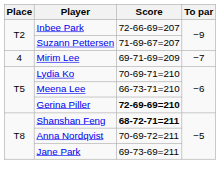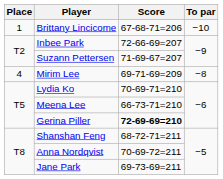+ row: (76, 27)
(199, 58) −7 -> (201, 74) −8
(149, 120) bold -> (151, 136) normal
